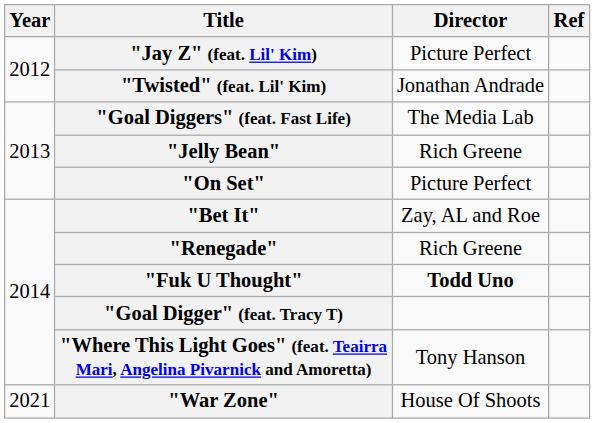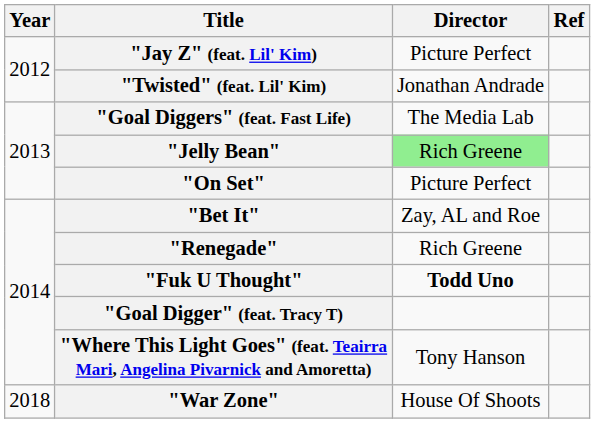(471, 150) no background -> (471, 150) lightgreen background
(30, 401) 2021 -> (30, 401) 2018
